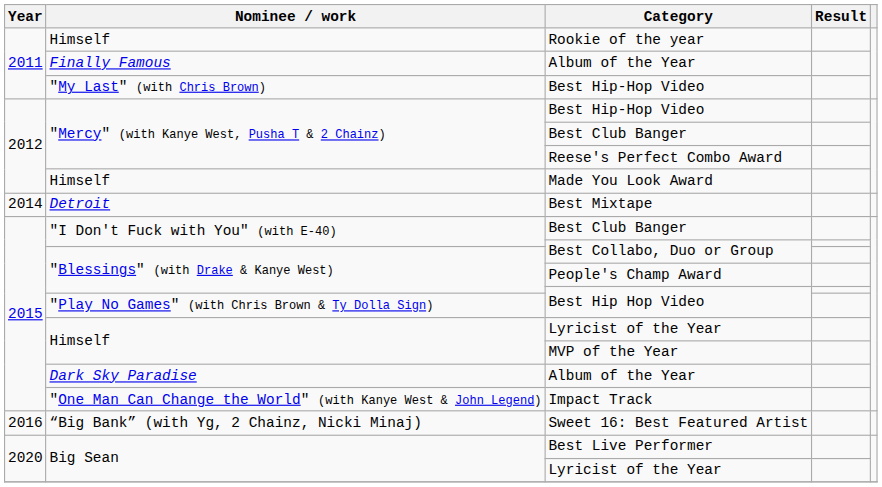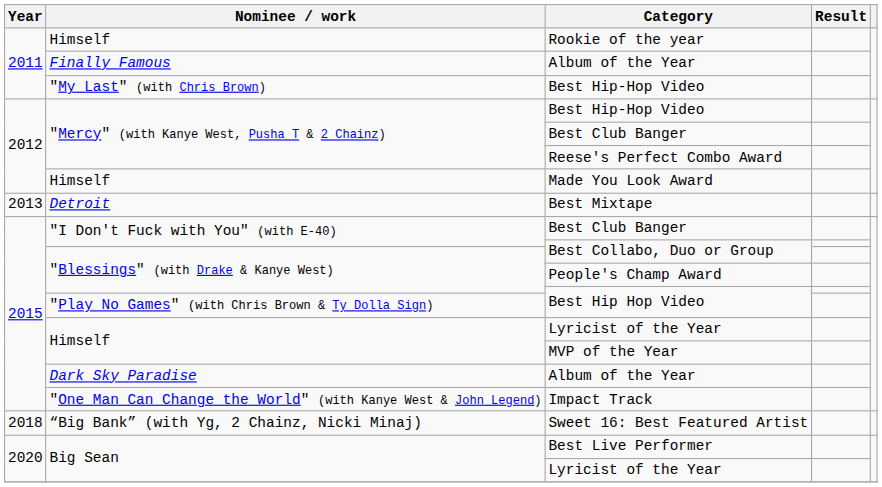(25, 204) 2014 -> (25, 204) 2013
(25, 423) 2016 -> (25, 423) 2018
